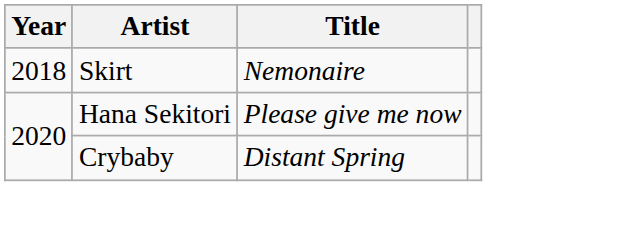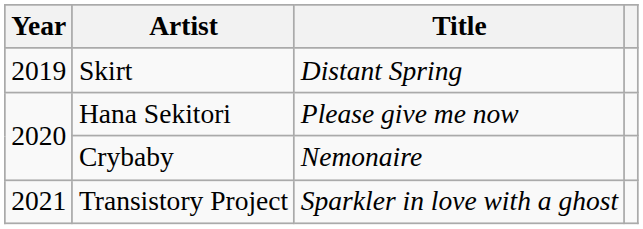(39, 69) 2018 -> (39, 69) 2019
(304, 69) Nemonaire -> (381, 69) Distant Spring
(324, 157) Distant Spring -> (361, 157) Nemonaire
+ row: (184, 200)
